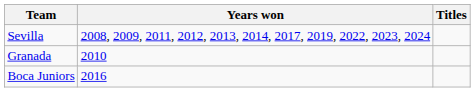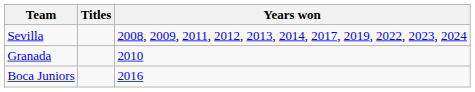columns swapped: (451, 14) <-> (255, 14)
